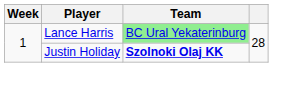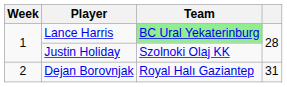(174, 52) bold -> (184, 52) normal
+ row: (89, 71)
